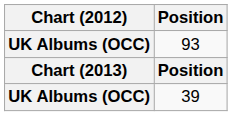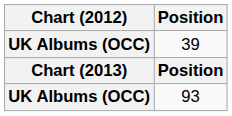rows swapped: (191, 96) <-> (191, 44)
